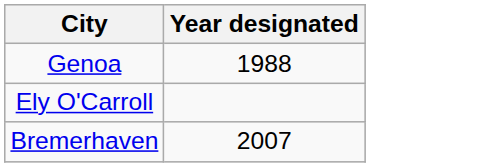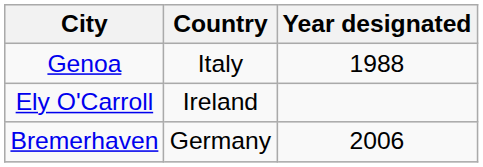+ column: (220, 24)
(264, 141) 2007 -> (377, 141) 2006
